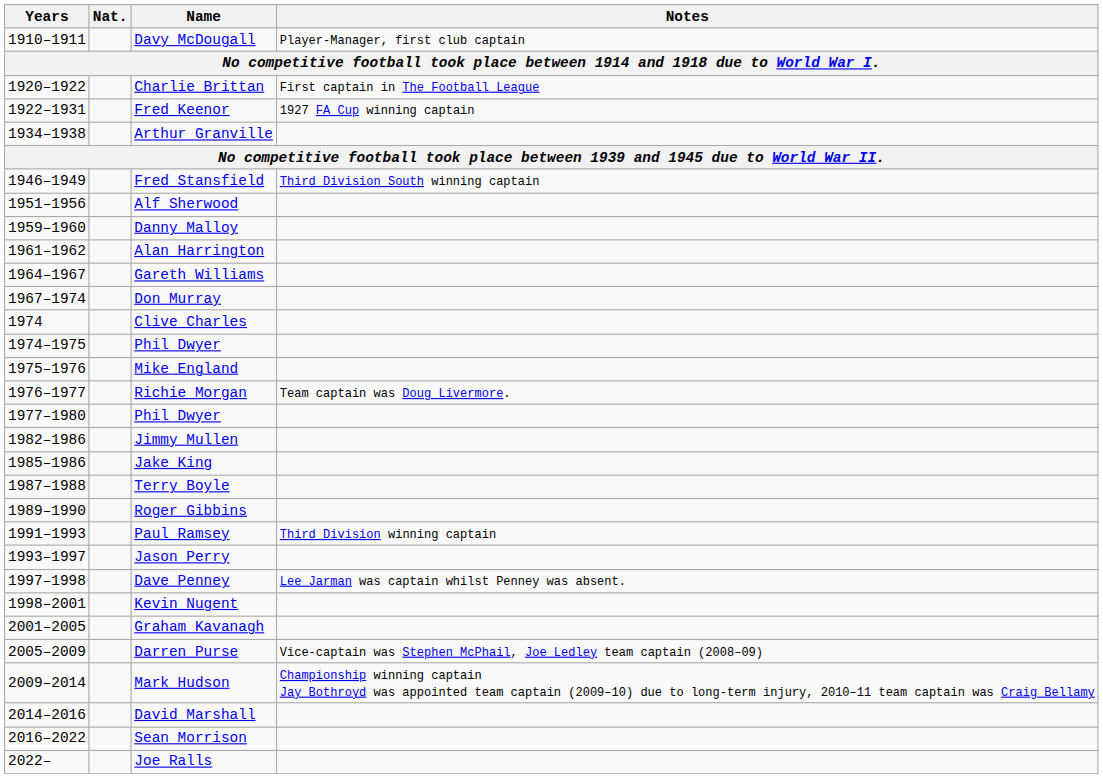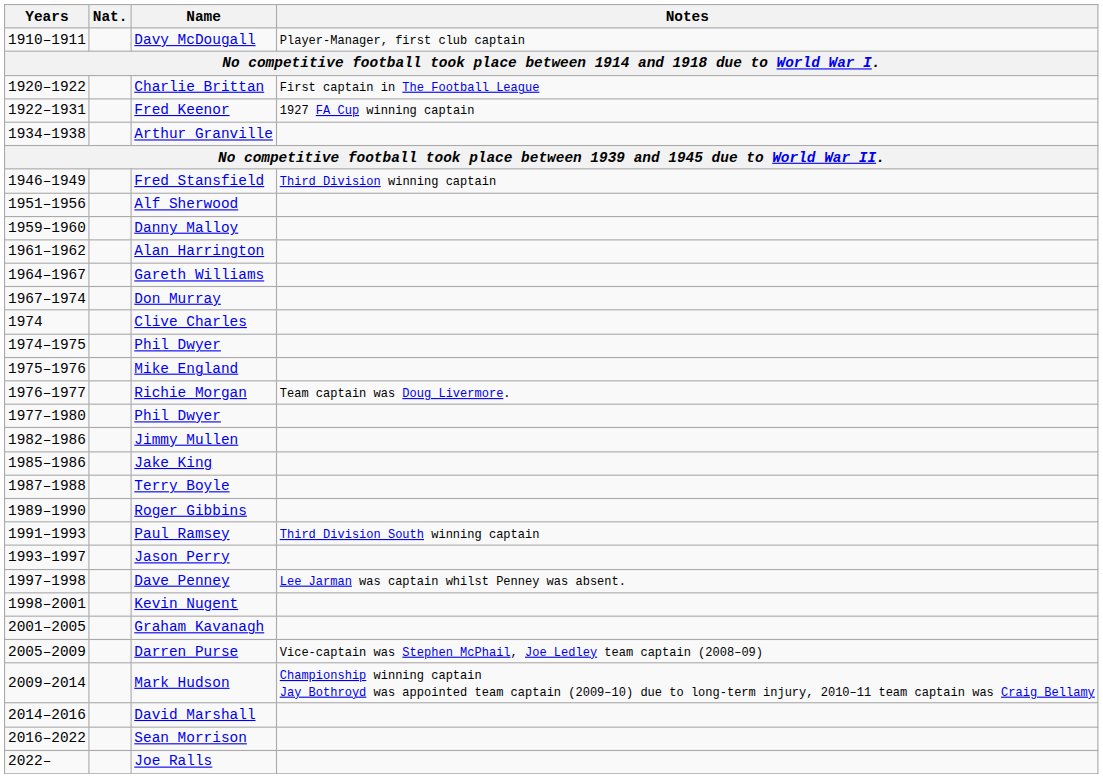(410, 181) Third Division South winning captain -> (388, 181) Third Division winning captain
(388, 534) Third Division winning captain -> (410, 534) Third Division South winning captain
